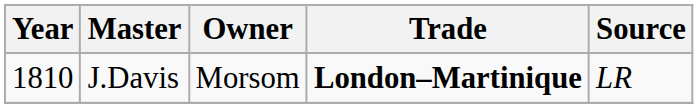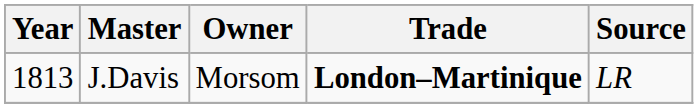(43, 77) 1810 -> (43, 77) 1813
